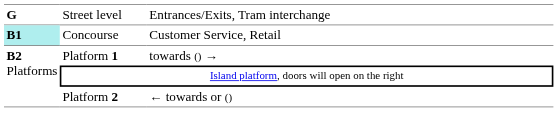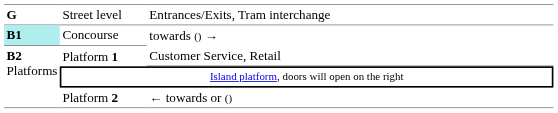(215, 35) Customer Service, Retail -> (184, 35) towards () →
(184, 55) towards () → -> (215, 55) Customer Service, Retail
